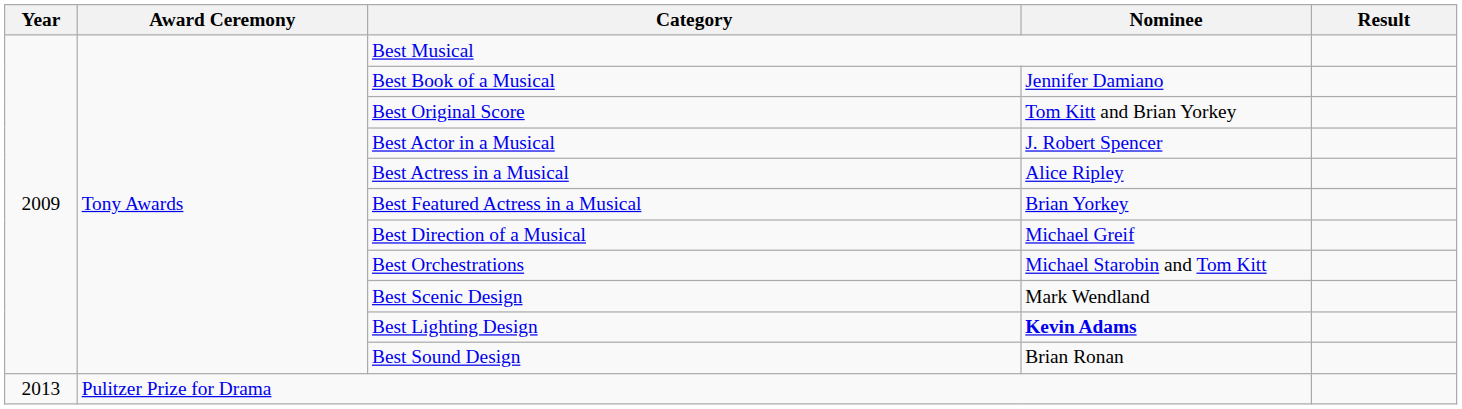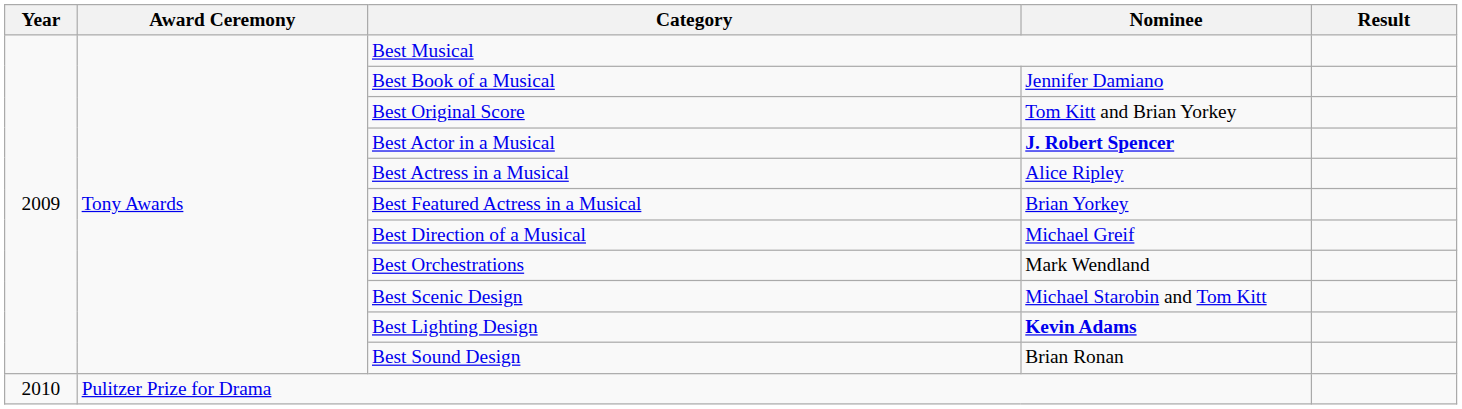(1094, 142) normal -> (1100, 142) bold
(1146, 265) Michael Starobin and Tom Kitt -> (1087, 265) Mark Wendland
(1087, 296) Mark Wendland -> (1146, 296) Michael Starobin and Tom Kitt
(41, 388) 2013 -> (41, 388) 2010
